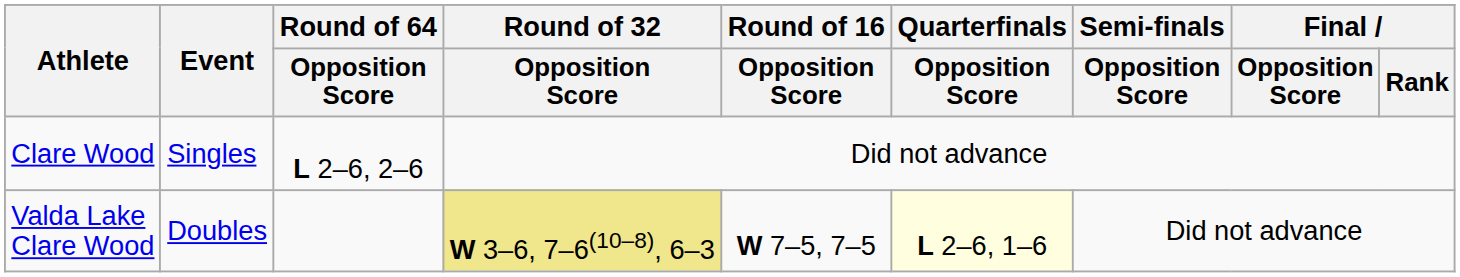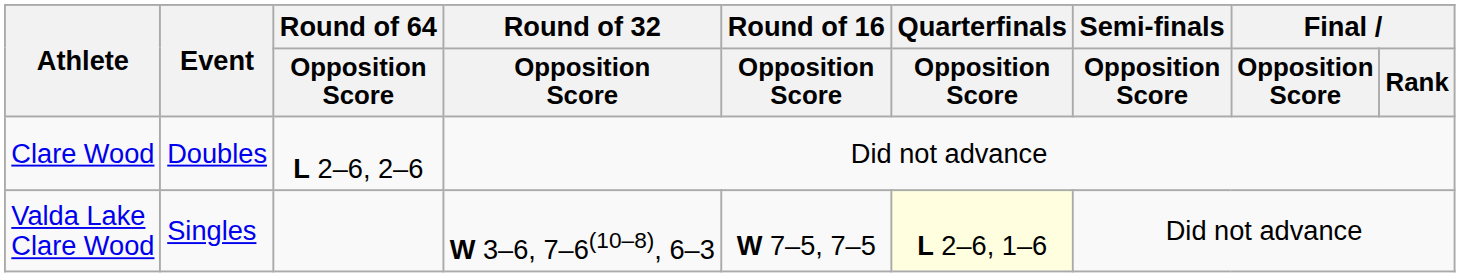(212, 154) Singles -> (217, 154) Doubles
(217, 231) Doubles -> (212, 231) Singles
(582, 246) khaki background -> (582, 246) no background
